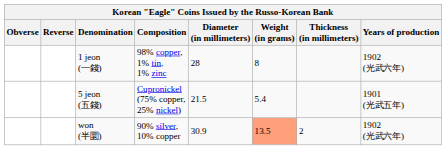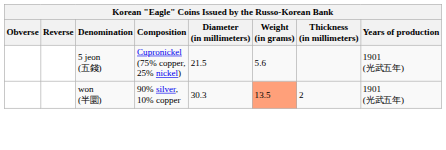- row: (90, 63)
(260, 100) 5.4 -> (260, 63) 5.6
(199, 131) 30.9 -> (199, 95) 30.3
(383, 131) 1902 (光武六年) -> (383, 95) 1901 (光武五年)
